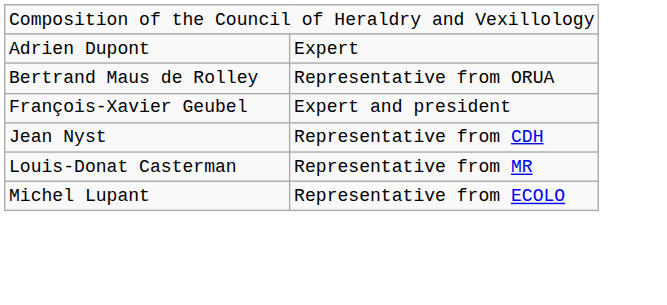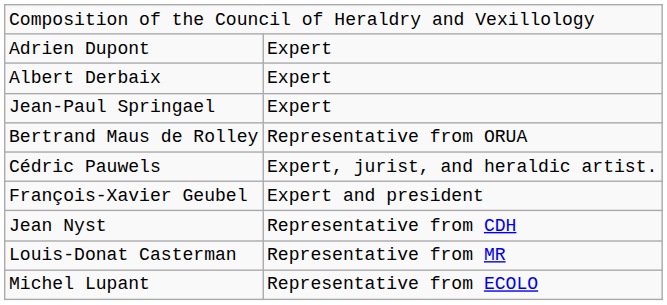+ row: (85, 78)
+ row: (112, 108)
+ row: (85, 167)
